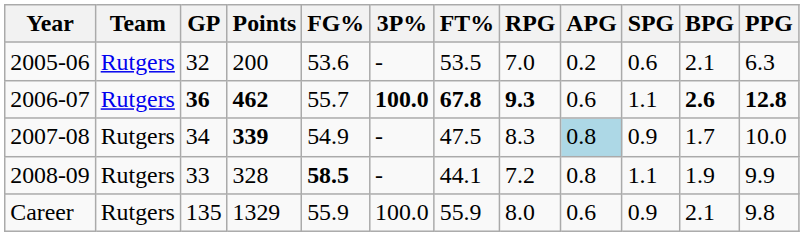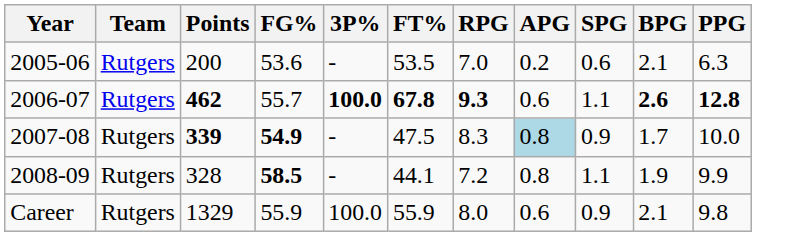- column: (204, 23)
(328, 136) normal -> (281, 136) bold
